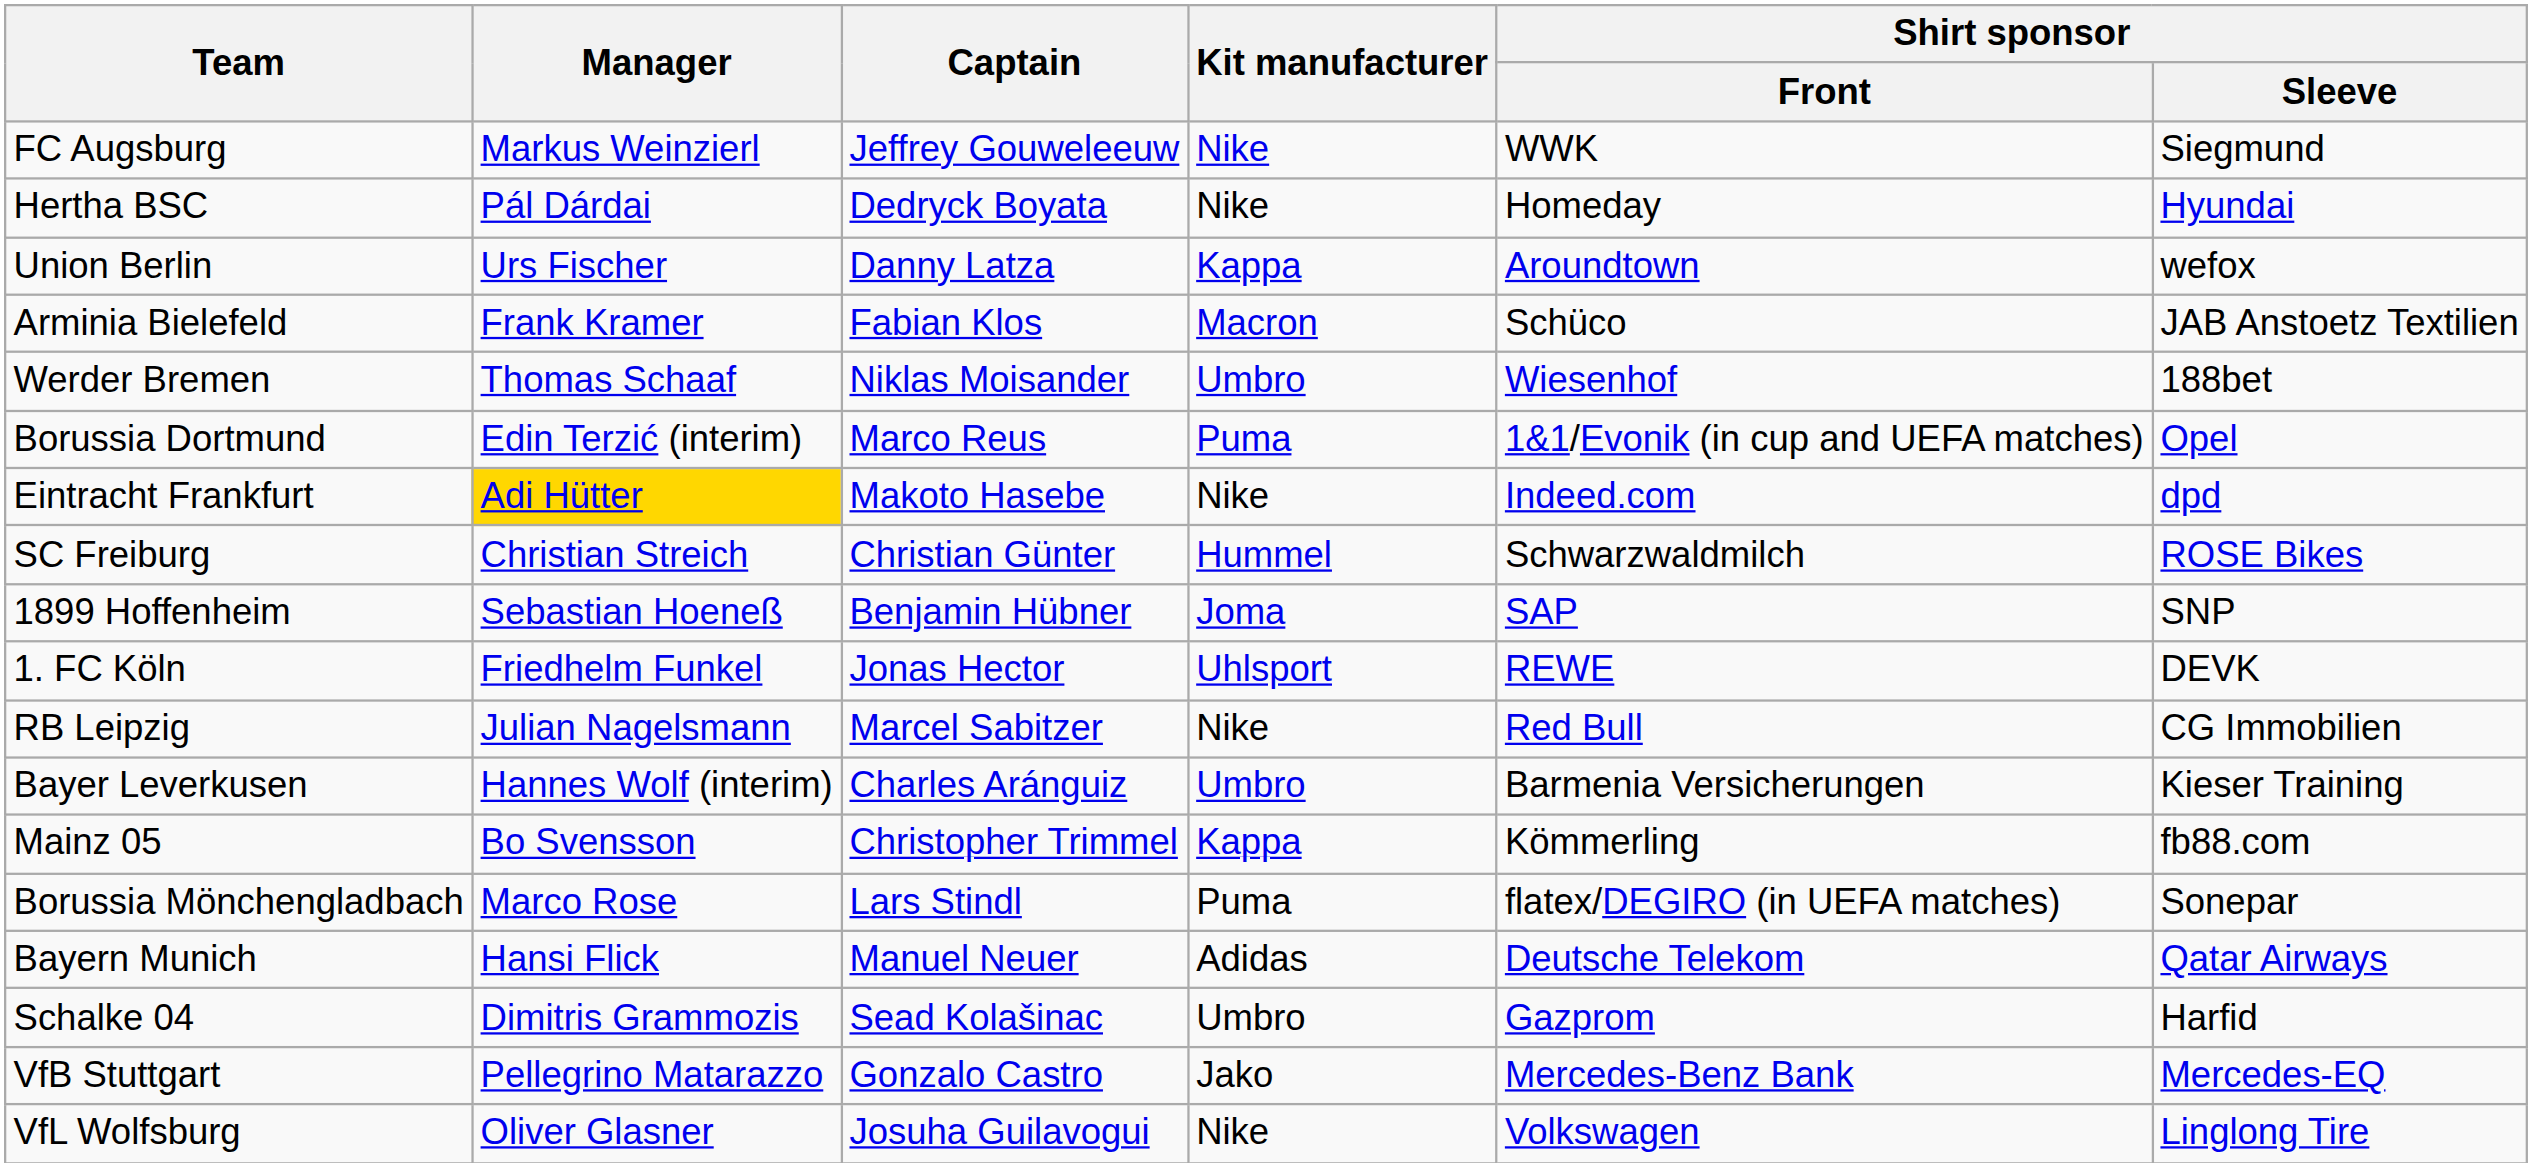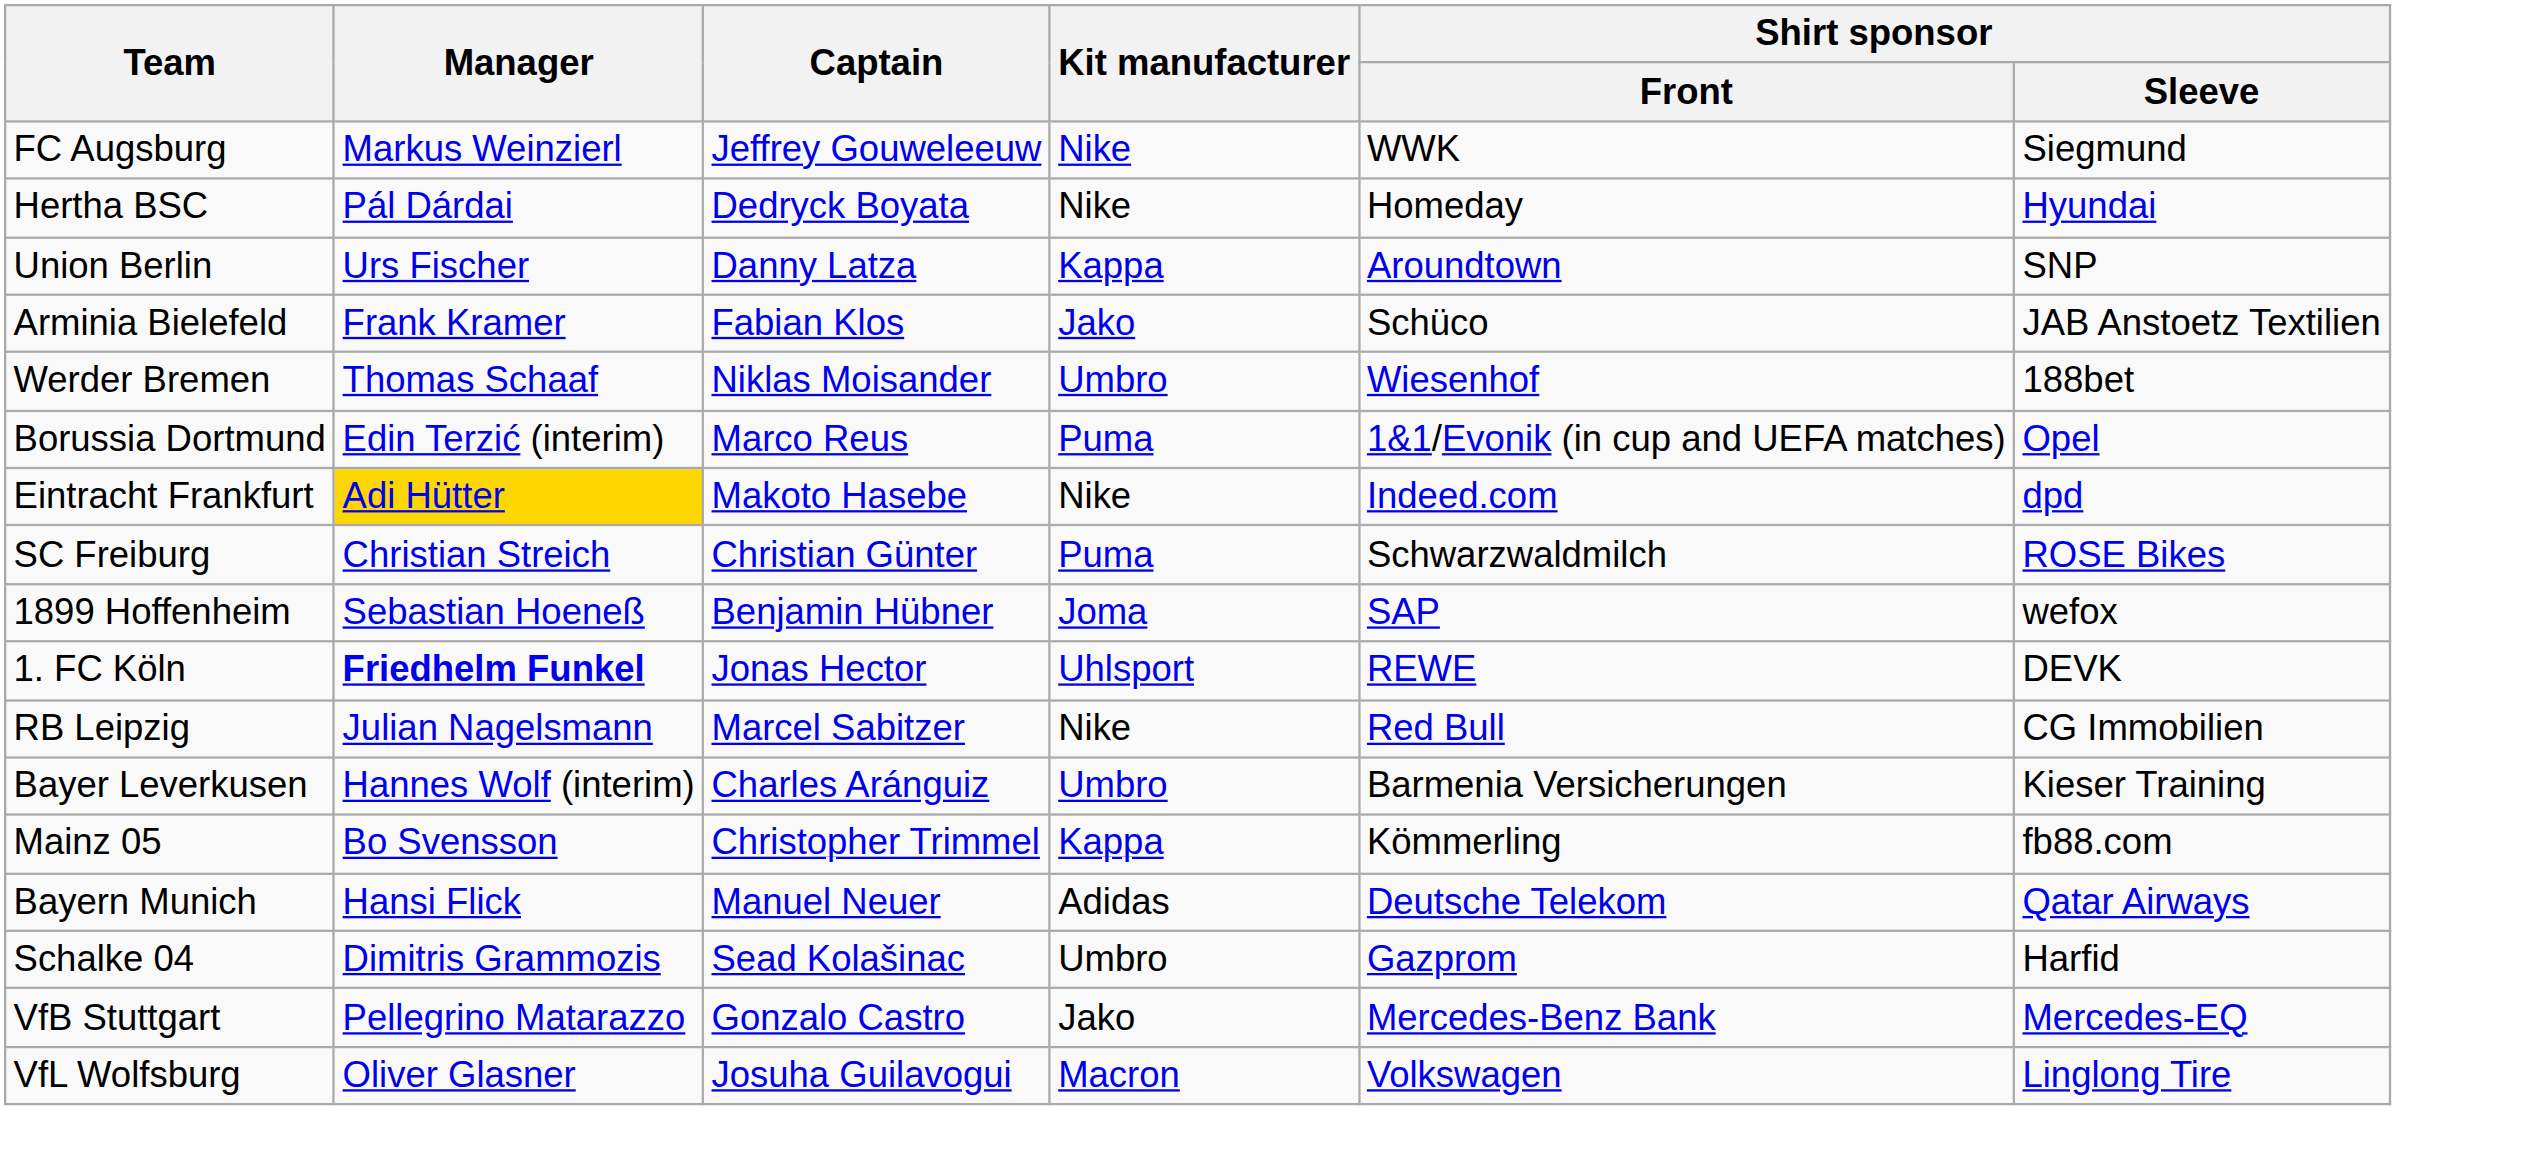(2208, 264) wefox -> (2060, 264) SNP
(1257, 322) Macron -> (1097, 322) Jako
(1264, 554) Hummel -> (1106, 554) Puma
(2198, 611) SNP -> (2070, 611) wefox
(622, 669) normal -> (494, 669) bold
- row: (239, 901)
(1233, 1132) Nike -> (1119, 1074) Macron
